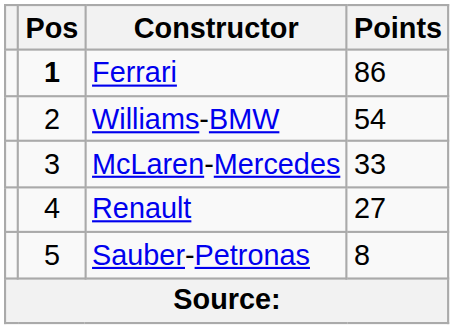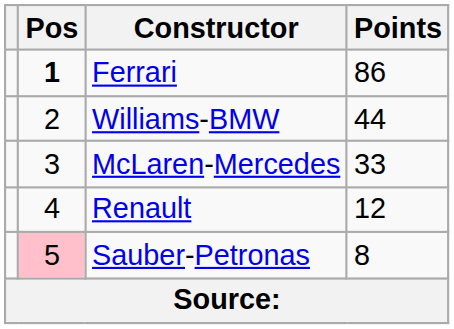(370, 118) 54 -> (370, 118) 44
(370, 209) 27 -> (370, 209) 12
(52, 255) no background -> (52, 255) pink background
